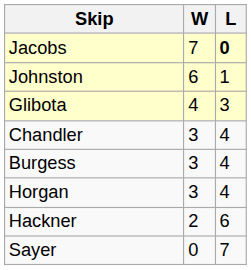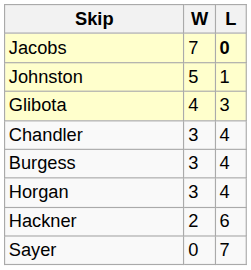(193, 76) 6 -> (193, 76) 5
